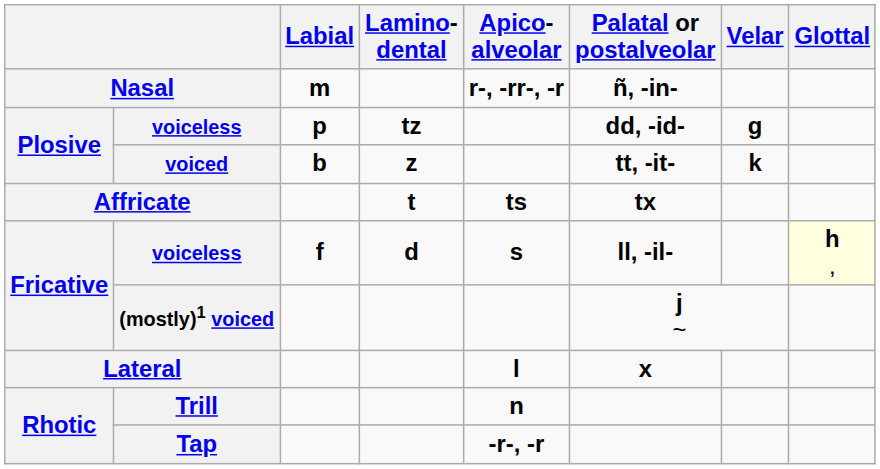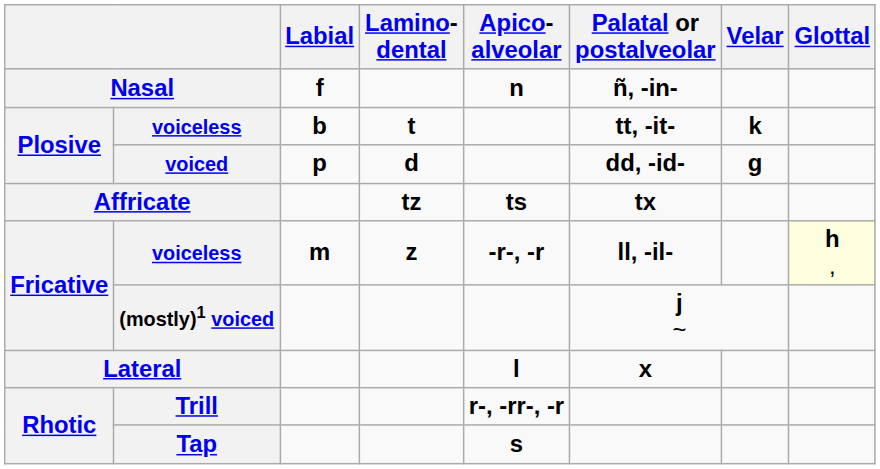(320, 88) m -> (320, 88) f
(516, 88) r-, -rr-, -r -> (516, 88) n
(320, 125) p -> (320, 125) b
(411, 125) tz -> (411, 125) t
(645, 125) dd, -id- -> (645, 125) tt, -it-
(755, 125) g -> (755, 125) k
(320, 163) b -> (320, 163) p
(411, 163) z -> (411, 163) d
(645, 163) tt, -it- -> (645, 163) dd, -id-
(755, 163) k -> (755, 163) g
(411, 201) t -> (411, 201) tz
(320, 252) f -> (320, 252) m
(411, 252) d -> (411, 252) z
(516, 252) s -> (516, 252) -r-, -r
(516, 406) n -> (516, 406) r-, -rr-, -r
(516, 444) -r-, -r -> (516, 444) s
